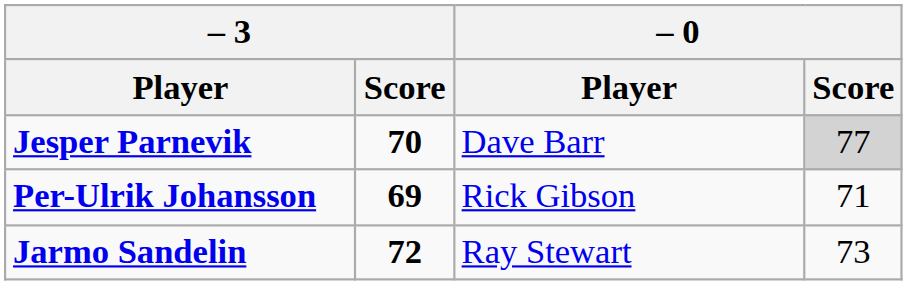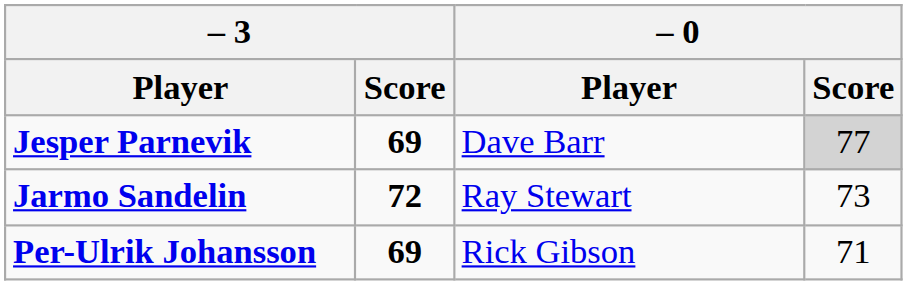(405, 141) 70 -> (405, 141) 69
rows swapped: (130, 251) <-> (165, 196)
